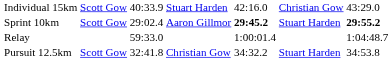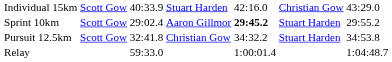(363, 22) bold -> (363, 22) normal
rows swapped: (38, 52) <-> (17, 37)
